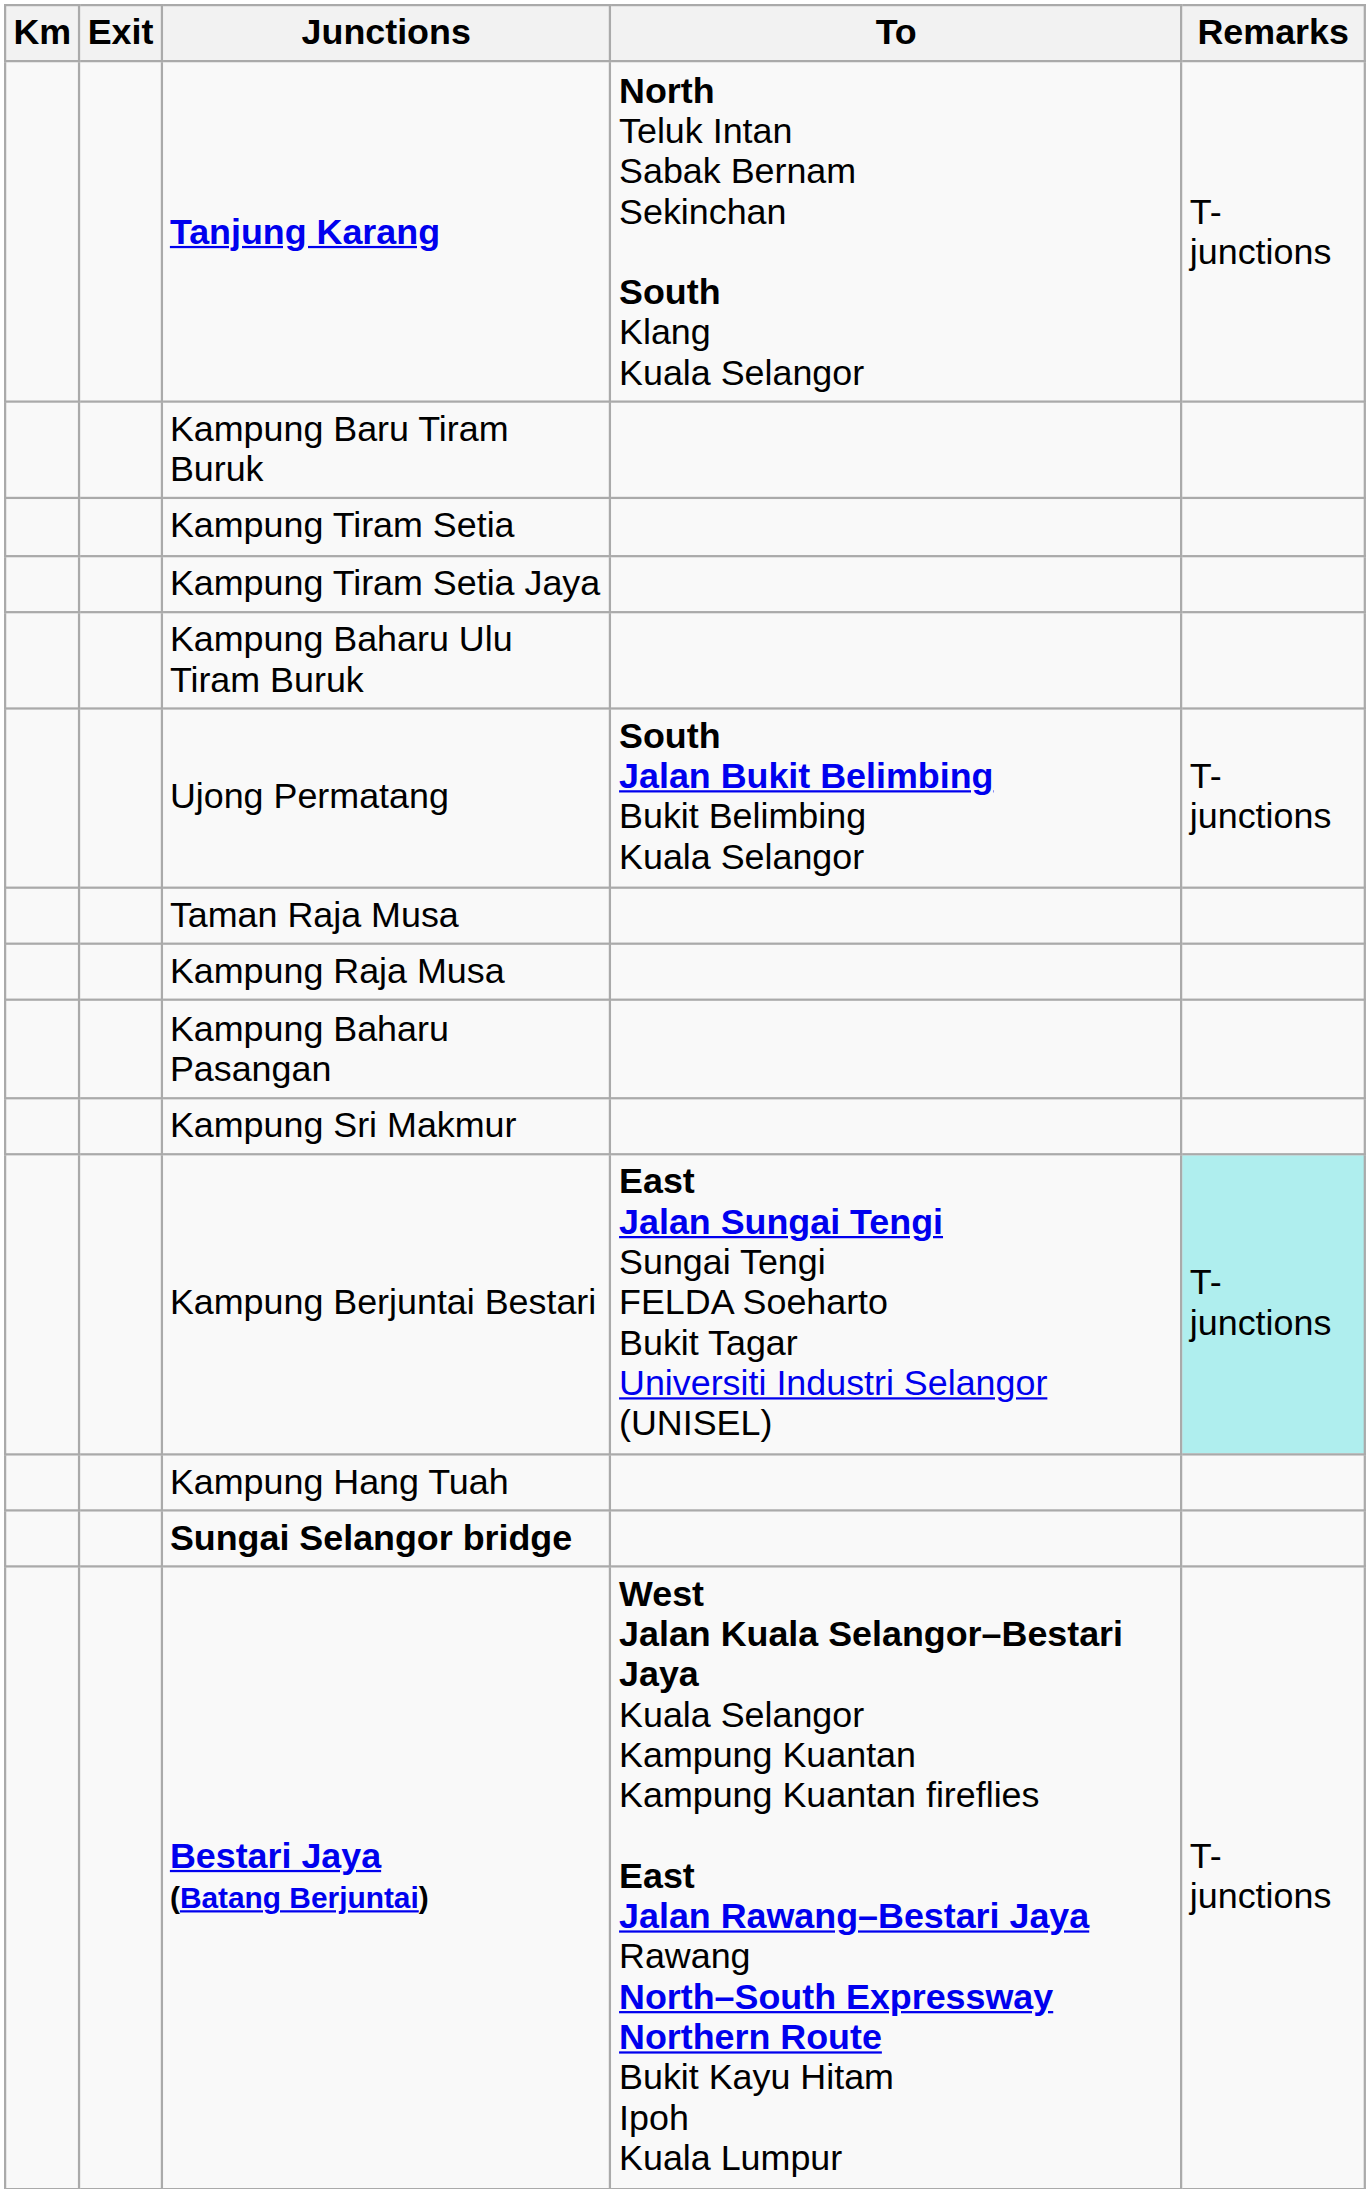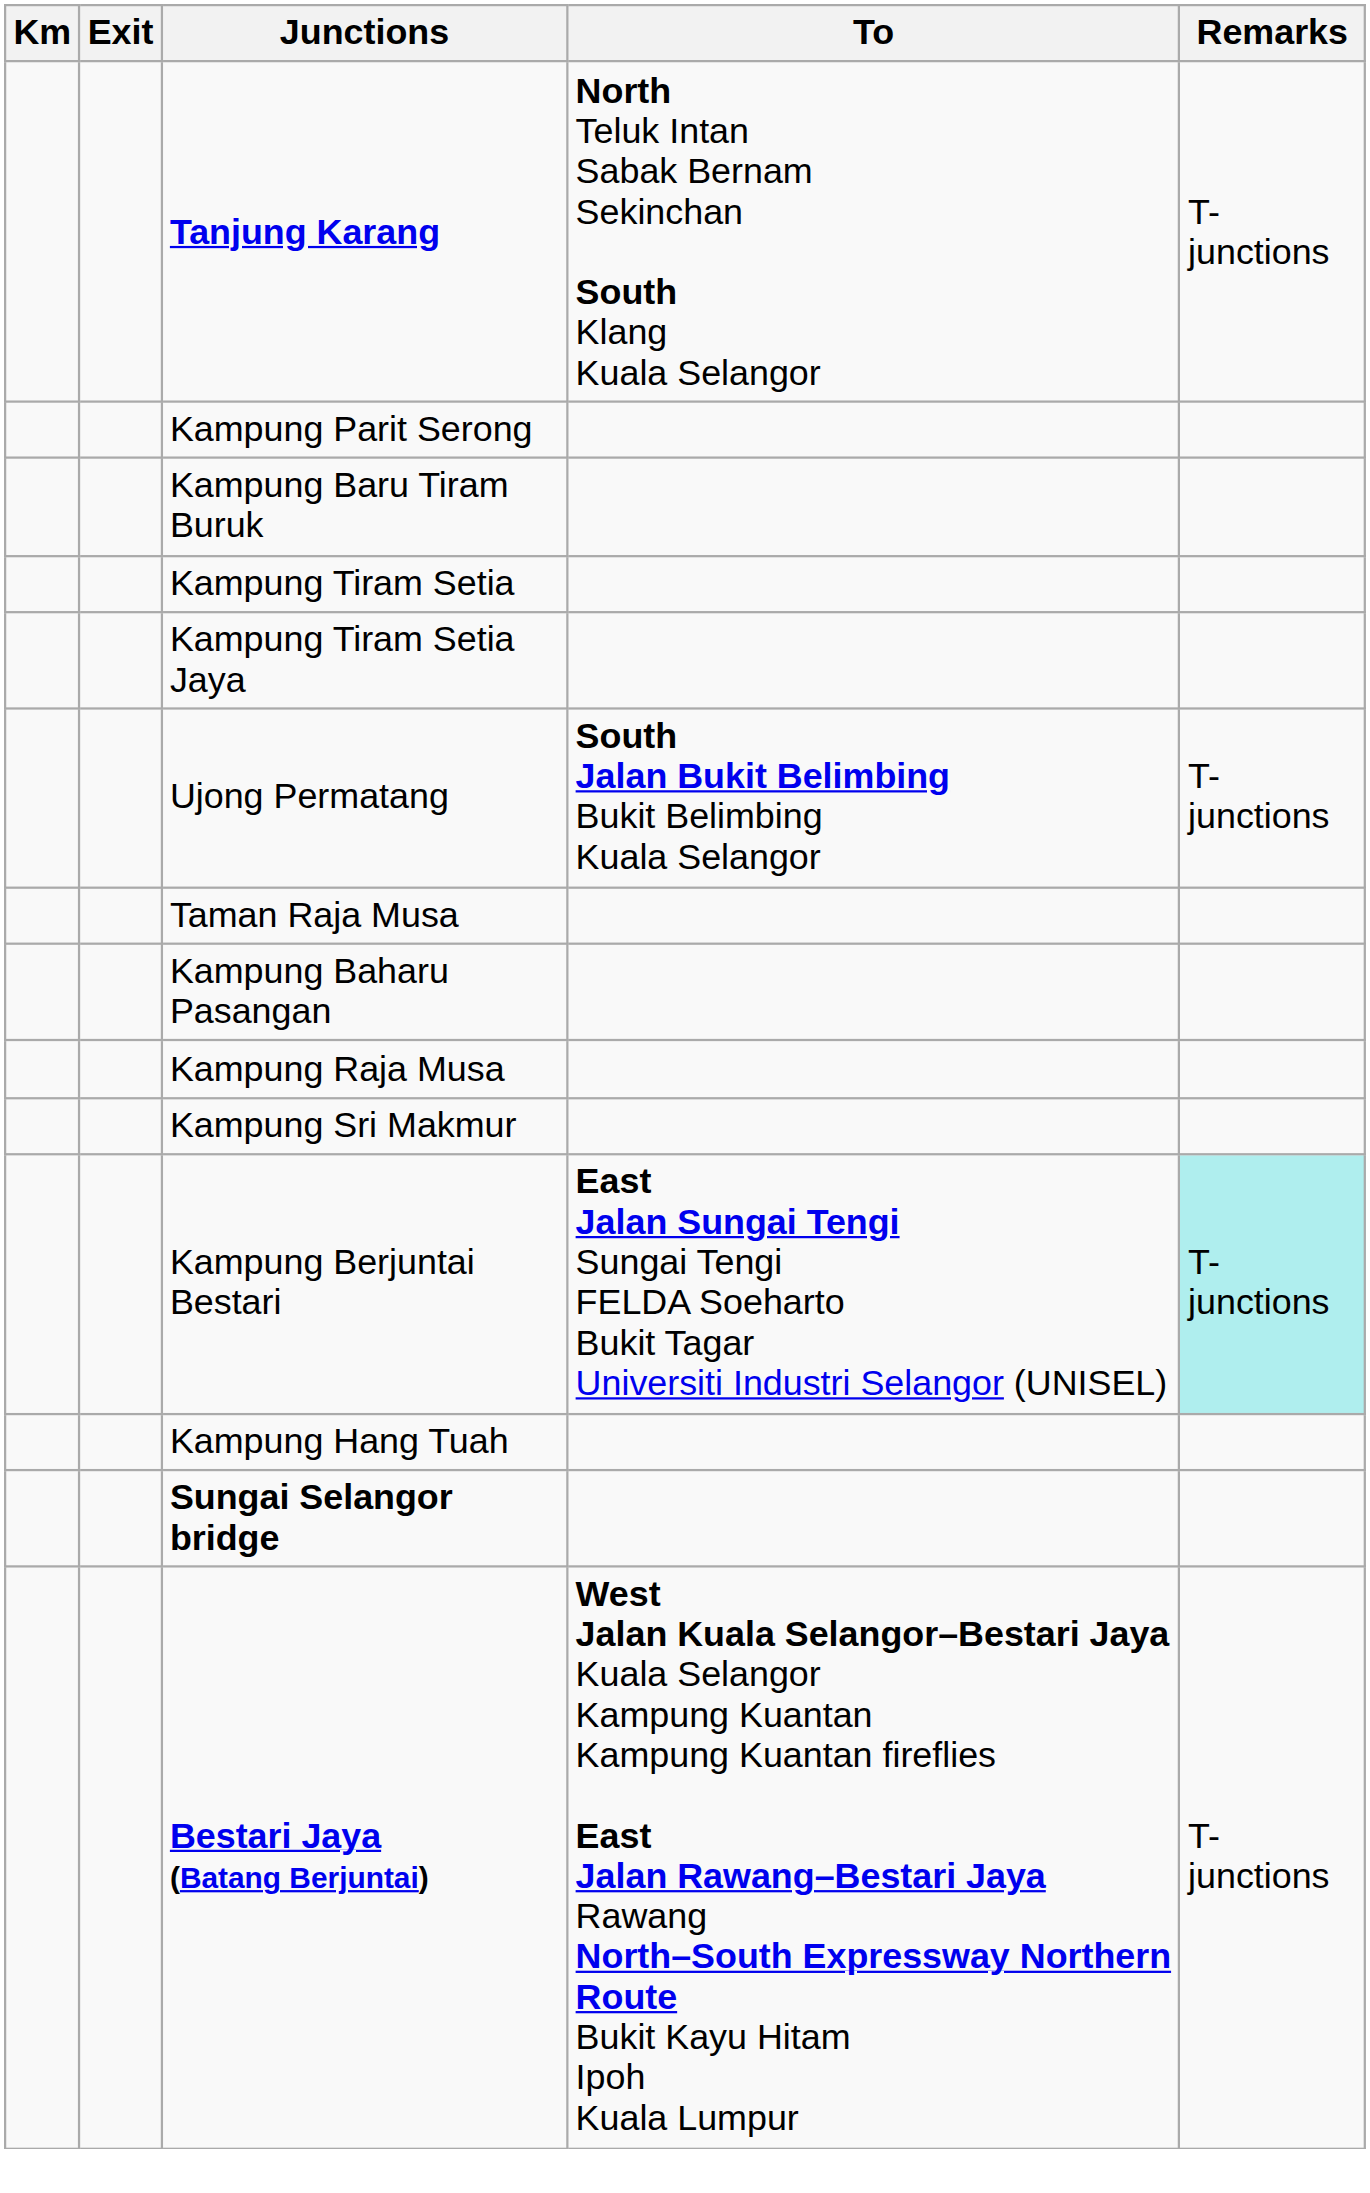+ row: (351, 428)
- row: (341, 659)
rows swapped: (337, 971) <-> (309, 1048)
